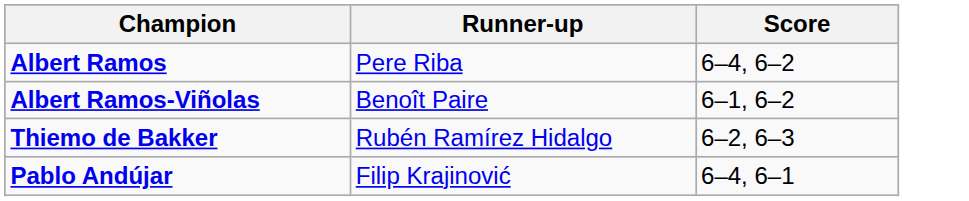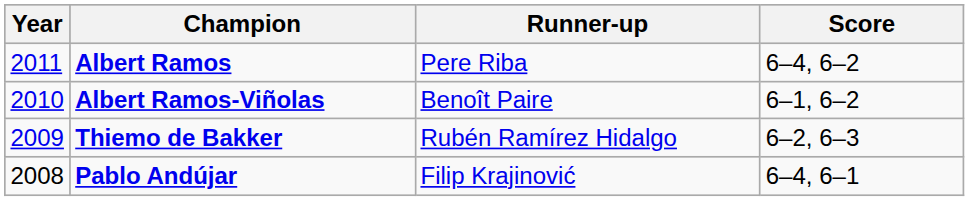+ column: (37, 24)
